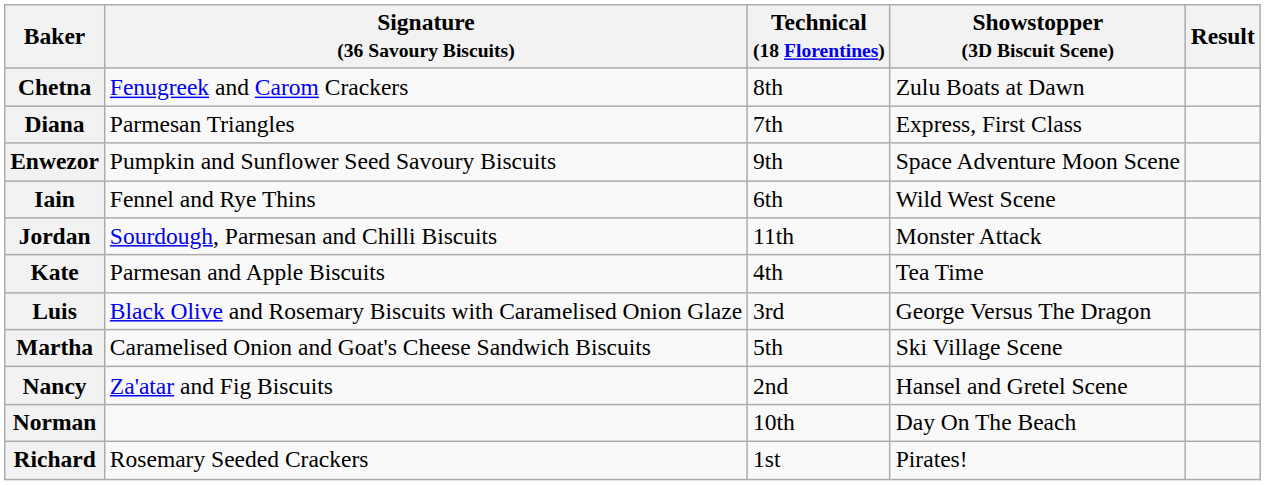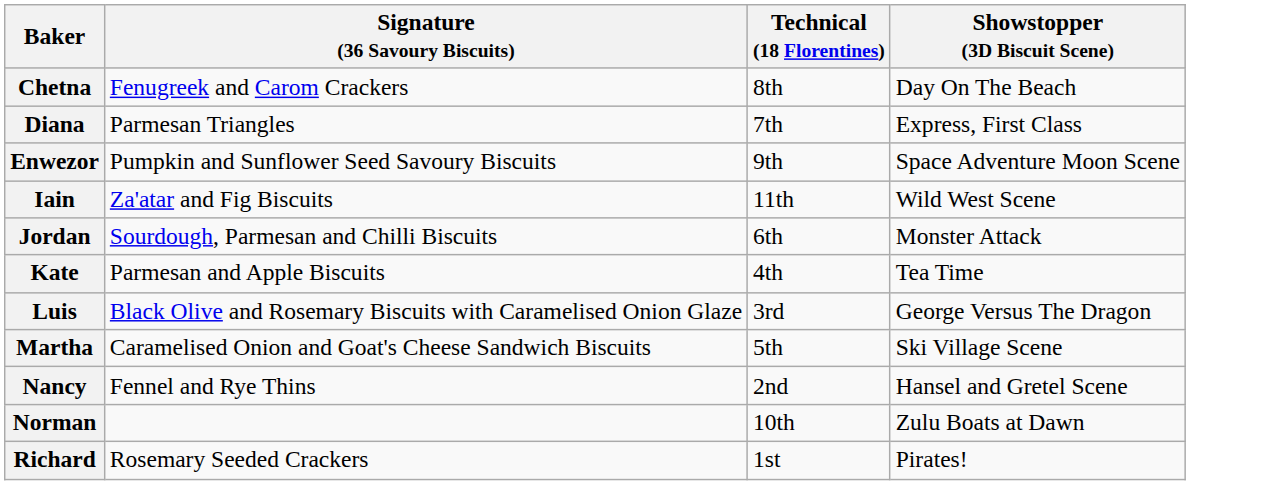- column: (1223, 36)
(990, 86) Zulu Boats at Dawn -> (986, 86) Day On The Beach
(213, 198) Fennel and Rye Thins -> (221, 198) Za'atar and Fig Biscuits
(768, 198) 6th -> (773, 198) 11th
(773, 236) 11th -> (768, 236) 6th
(221, 385) Za'atar and Fig Biscuits -> (213, 385) Fennel and Rye Thins
(986, 422) Day On The Beach -> (990, 422) Zulu Boats at Dawn
